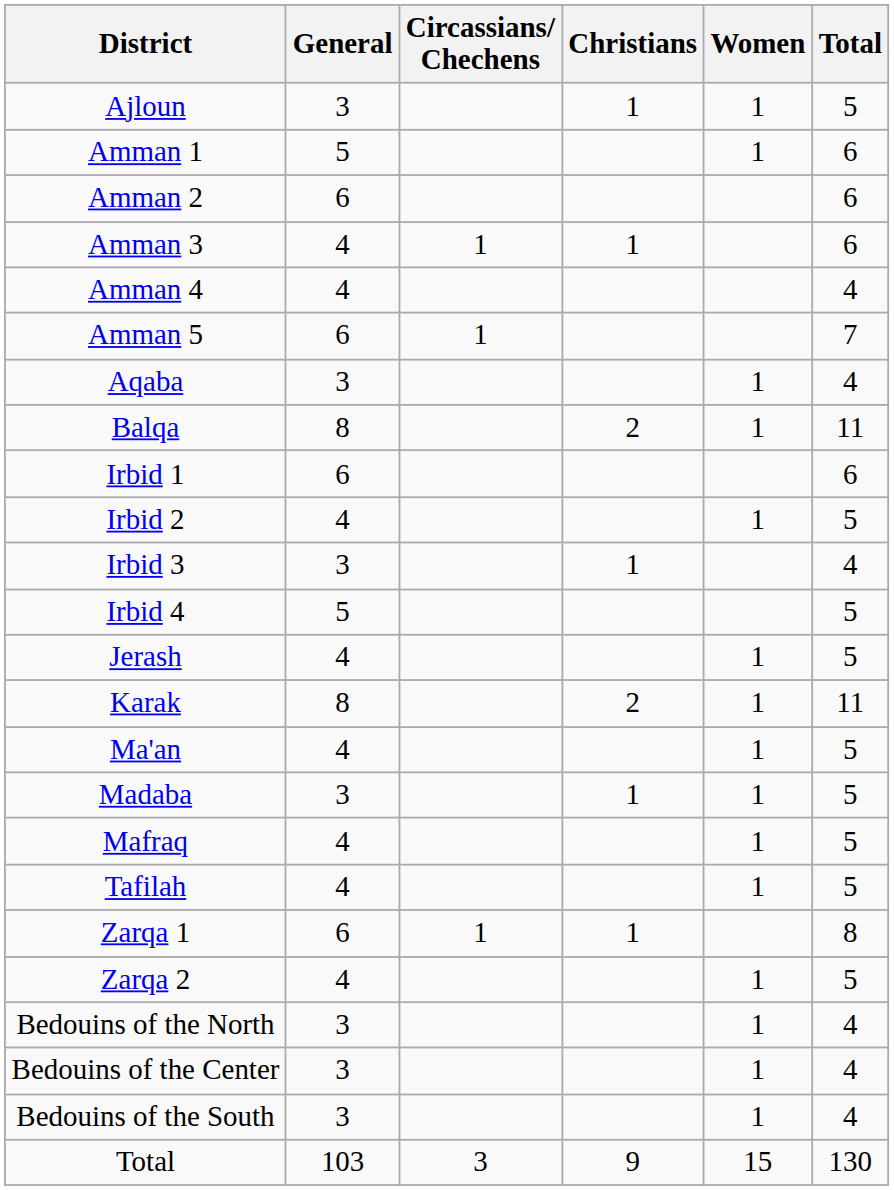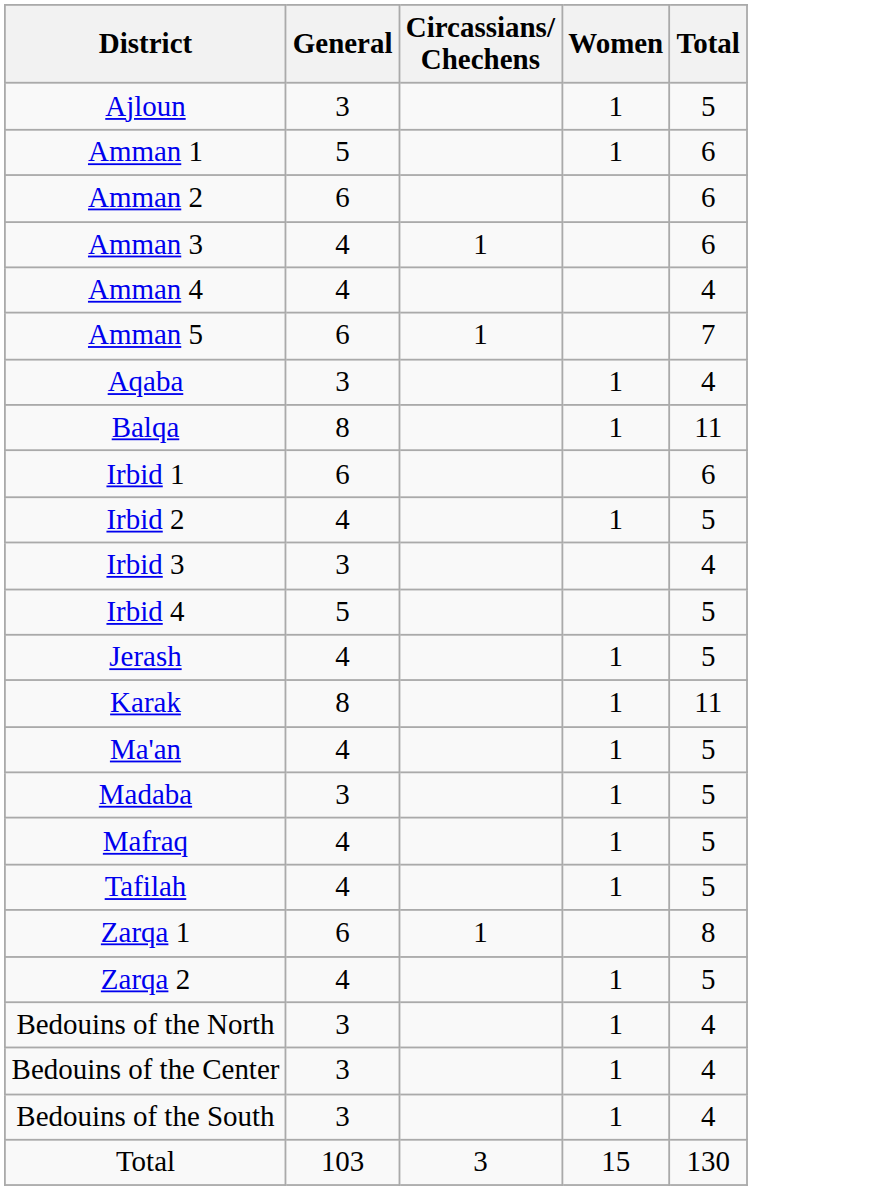- column: (633, 43)
